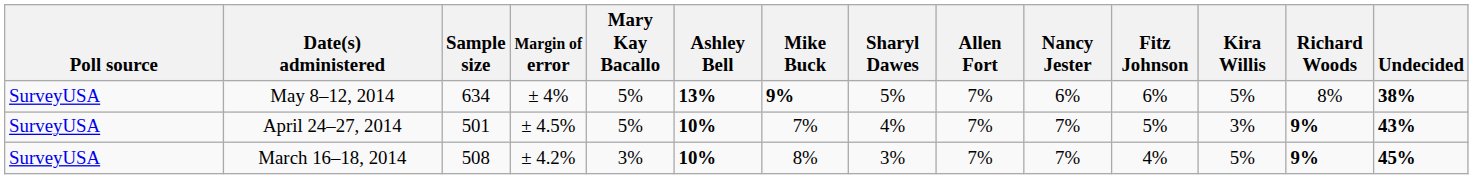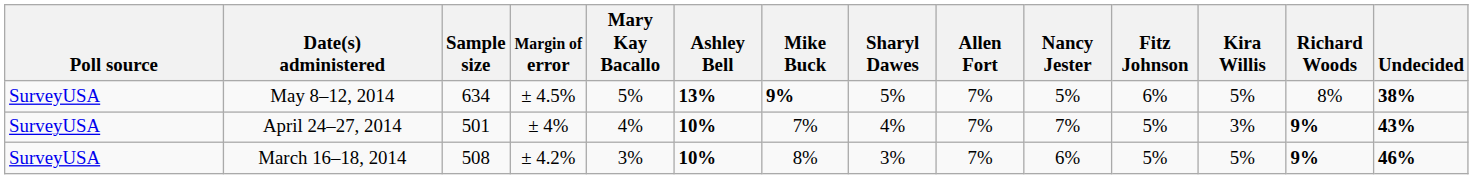(548, 96) ± 4% -> (548, 96) ± 4.5%
(1068, 96) 6% -> (1068, 96) 5%
(548, 127) ± 4.5% -> (548, 127) ± 4%
(630, 127) 5% -> (630, 127) 4%
(1068, 158) 7% -> (1068, 158) 6%
(1155, 158) 4% -> (1155, 158) 5%
(1397, 158) 45% -> (1397, 158) 46%
